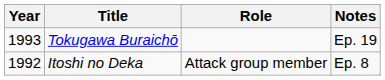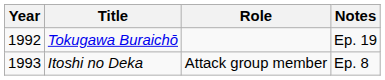(24, 39) 1993 -> (24, 39) 1992
(24, 63) 1992 -> (24, 63) 1993
